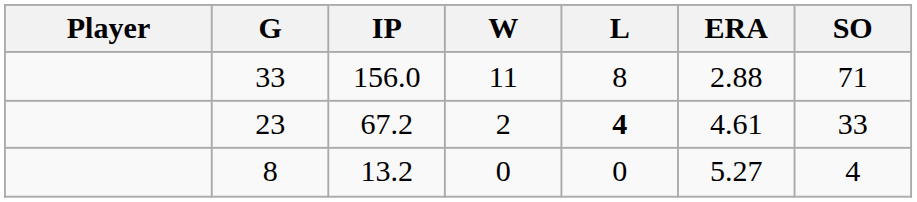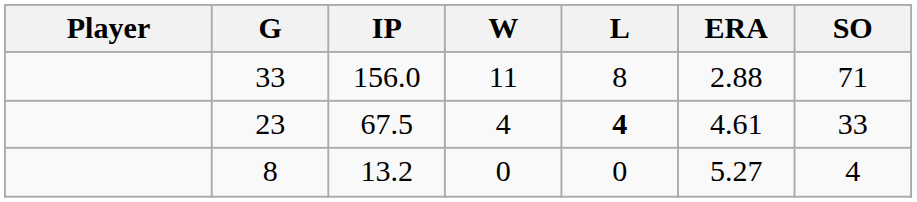(387, 123) 67.2 -> (387, 123) 67.5
(503, 123) 2 -> (503, 123) 4
